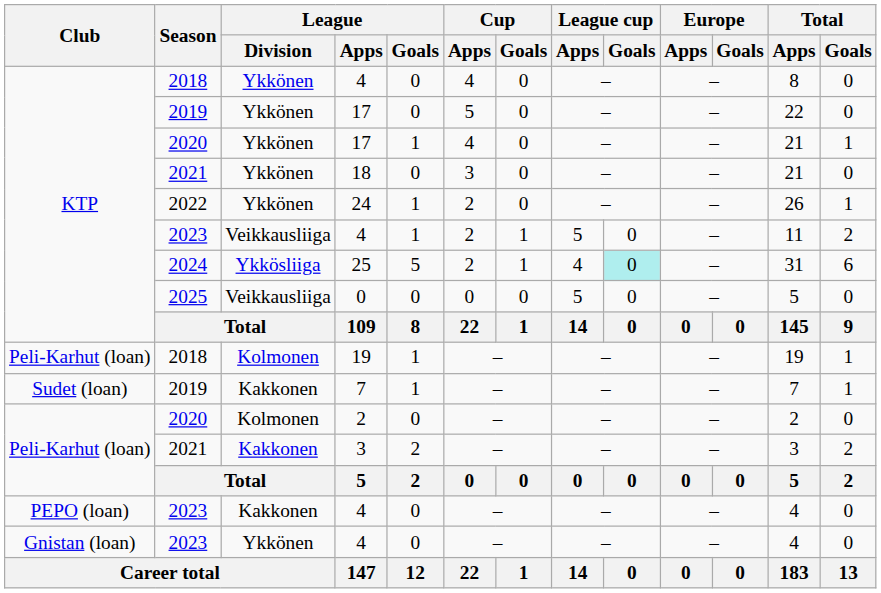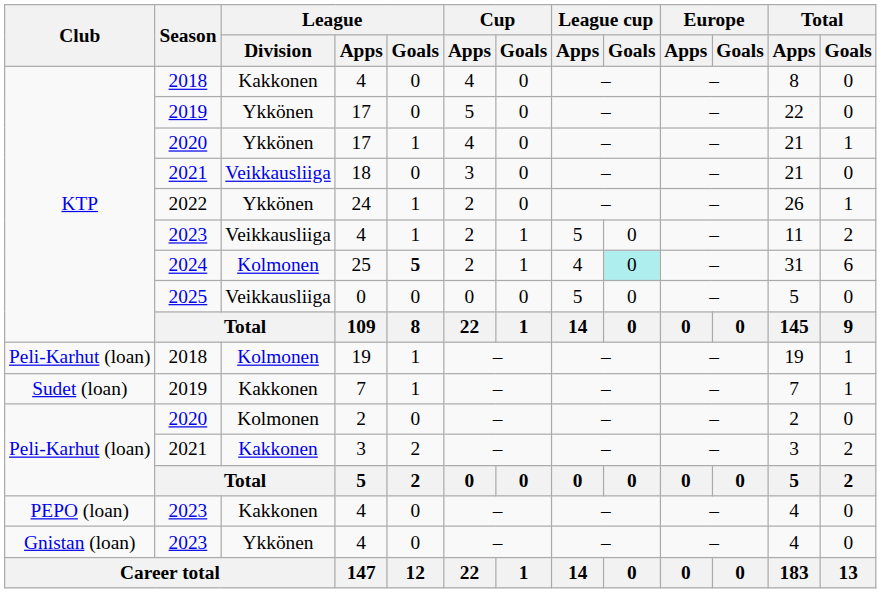(278, 81) Ykkönen -> (278, 81) Kakkonen
(278, 173) Ykkönen -> (278, 173) Veikkausliiga
(278, 265) Ykkösliiga -> (278, 265) Kolmonen
(415, 265) normal -> (415, 265) bold
